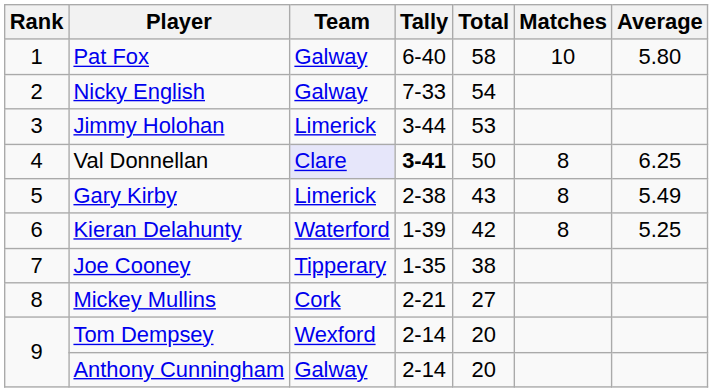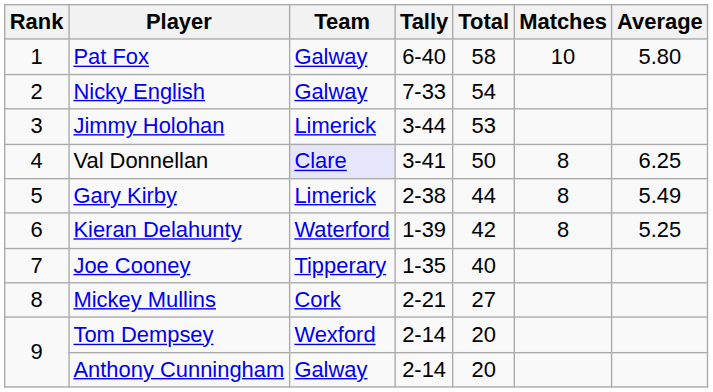(424, 160) bold -> (424, 160) normal
(484, 195) 43 -> (484, 195) 44
(484, 265) 38 -> (484, 265) 40
